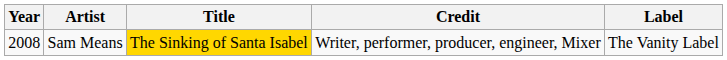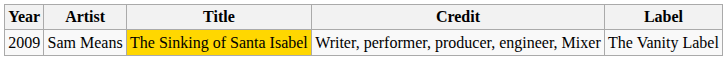(24, 42) 2008 -> (24, 42) 2009
